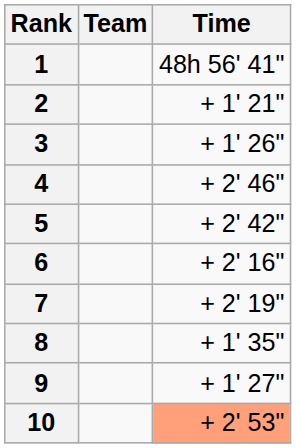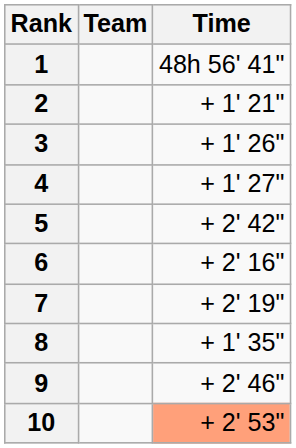(242, 183) + 2' 46" -> (242, 183) + 1' 27"
(242, 382) + 1' 27" -> (242, 382) + 2' 46"
